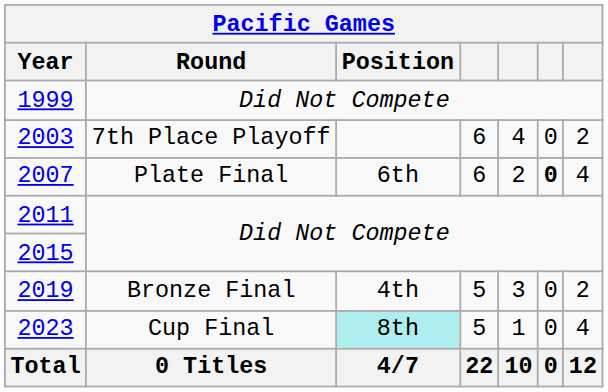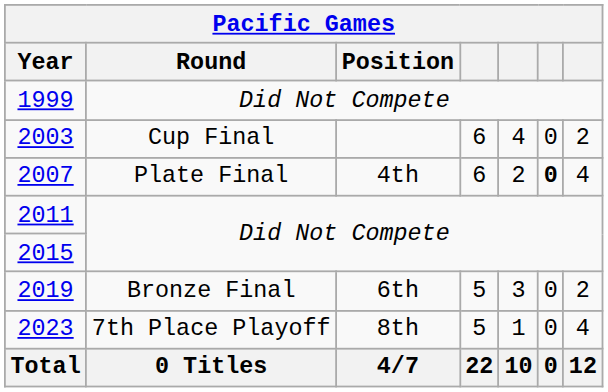(211, 138) 7th Place Playoff -> (211, 138) Cup Final
(398, 177) 6th -> (398, 177) 4th
(398, 291) 4th -> (398, 291) 6th
(211, 329) Cup Final -> (211, 329) 7th Place Playoff
(398, 329) paleturquoise background -> (398, 329) no background
